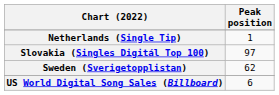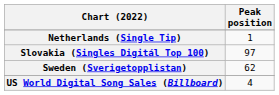(250, 83) 6 -> (250, 83) 4
